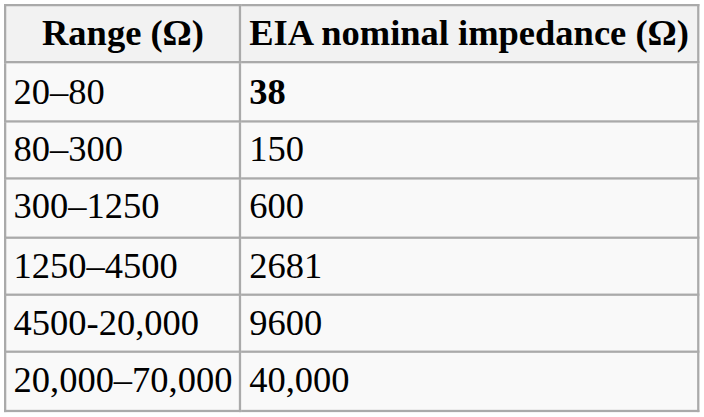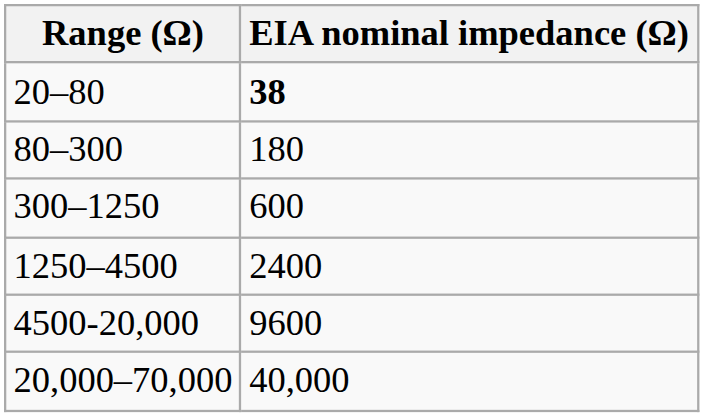(277, 149) 150 -> (277, 149) 180
(286, 264) 2681 -> (286, 264) 2400
